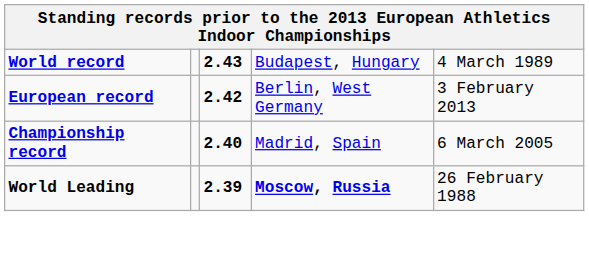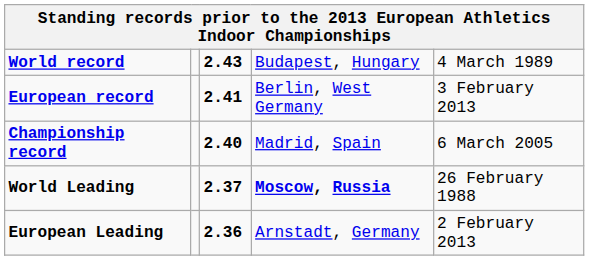(223, 98) 2.42 -> (223, 98) 2.41
(223, 188) 2.39 -> (223, 188) 2.37
+ row: (86, 233)
